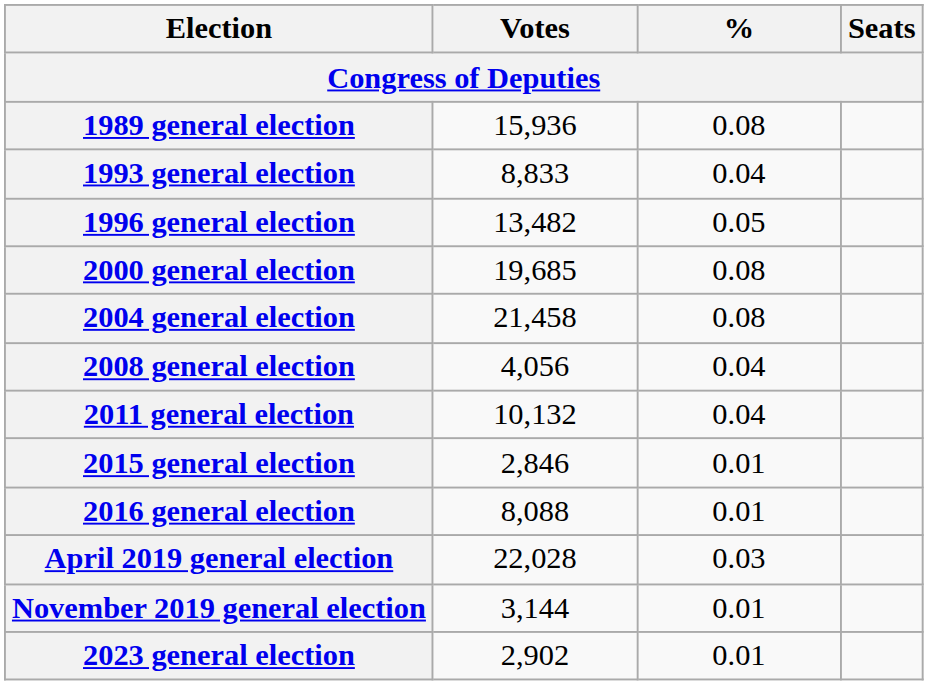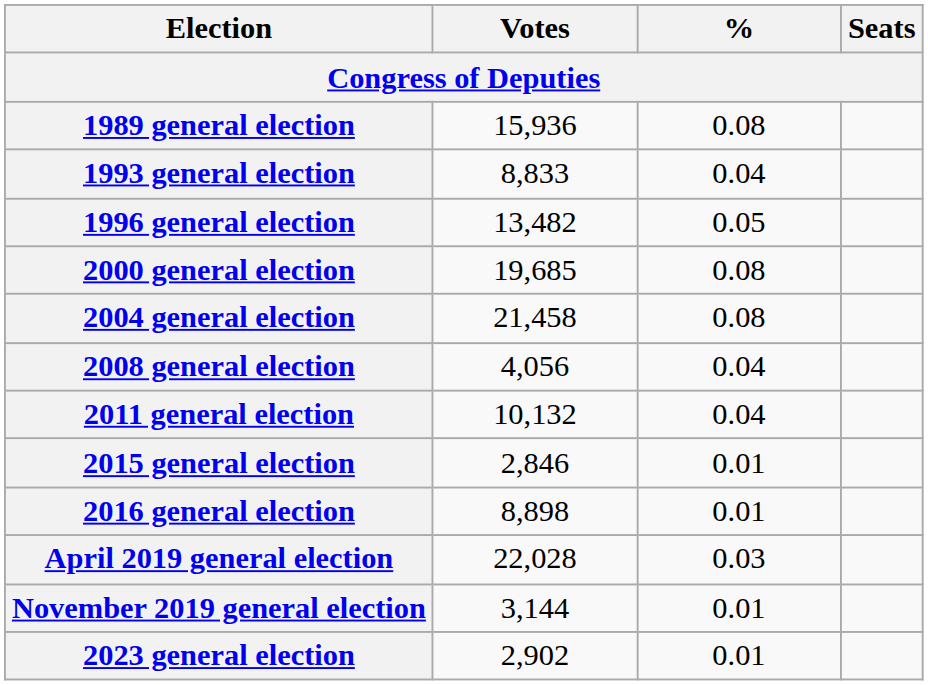(535, 510) 8,088 -> (535, 510) 8,898
